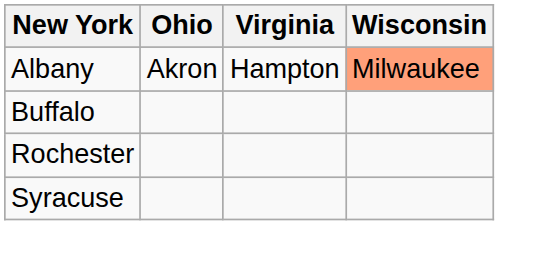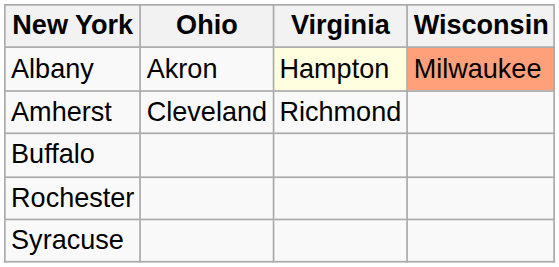(285, 68) no background -> (334, 68) lightyellow background
+ row: (61, 111)
